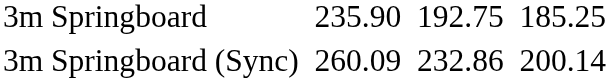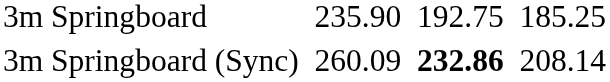(460, 60) normal -> (460, 60) bold
(563, 60) 200.14 -> (563, 60) 208.14
